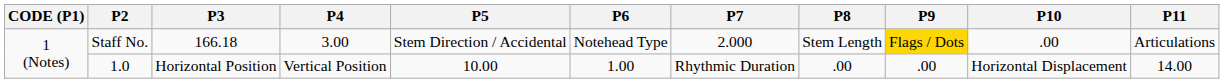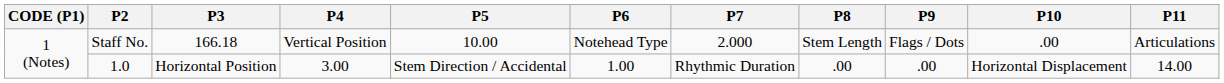(335, 41) 3.00 -> (335, 41) Vertical Position
(480, 41) Stem Direction / Accidental -> (480, 41) 10.00
(927, 41) gold background -> (927, 41) no background
(335, 66) Vertical Position -> (335, 66) 3.00
(480, 66) 10.00 -> (480, 66) Stem Direction / Accidental
